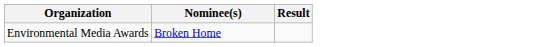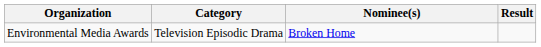+ column: (219, 13)
